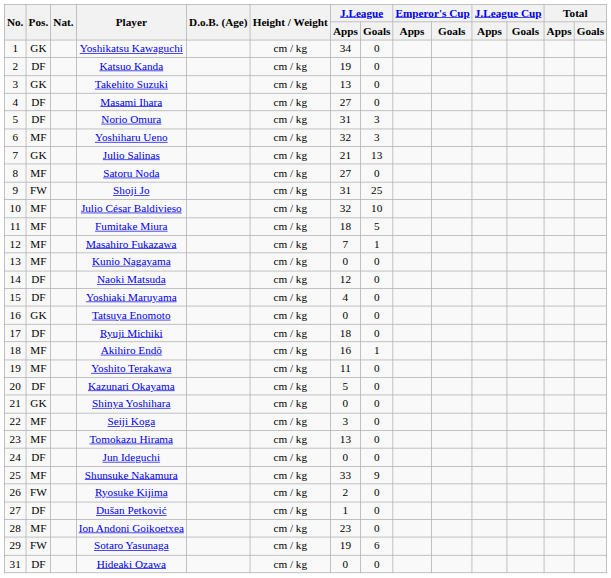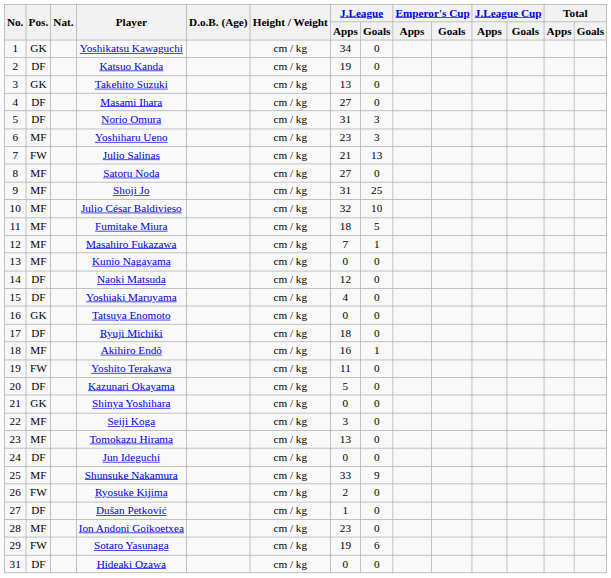(345, 137) 32 -> (345, 137) 23
(38, 155) GK -> (38, 155) FW
(38, 191) FW -> (38, 191) MF
(38, 368) MF -> (38, 368) FW
